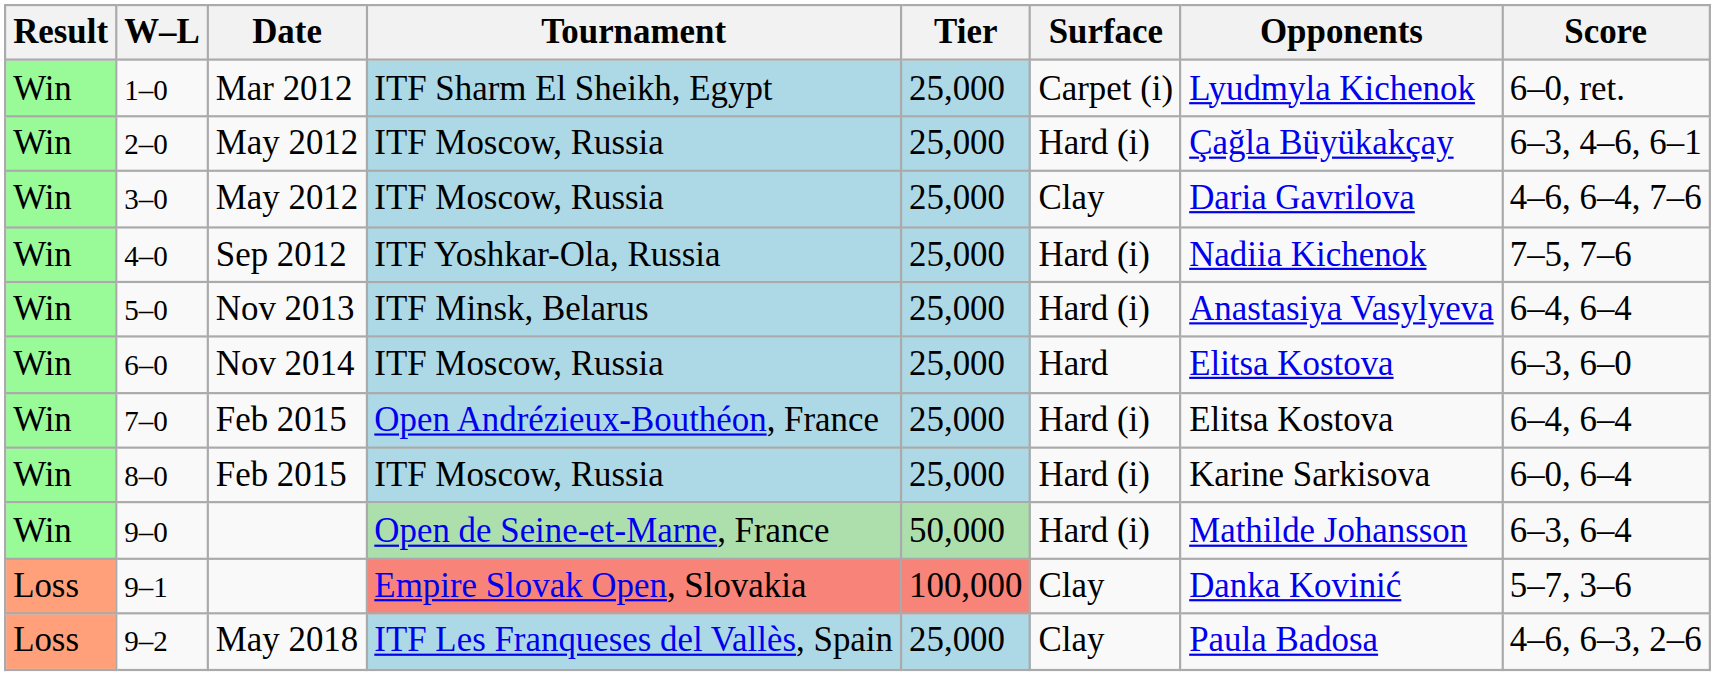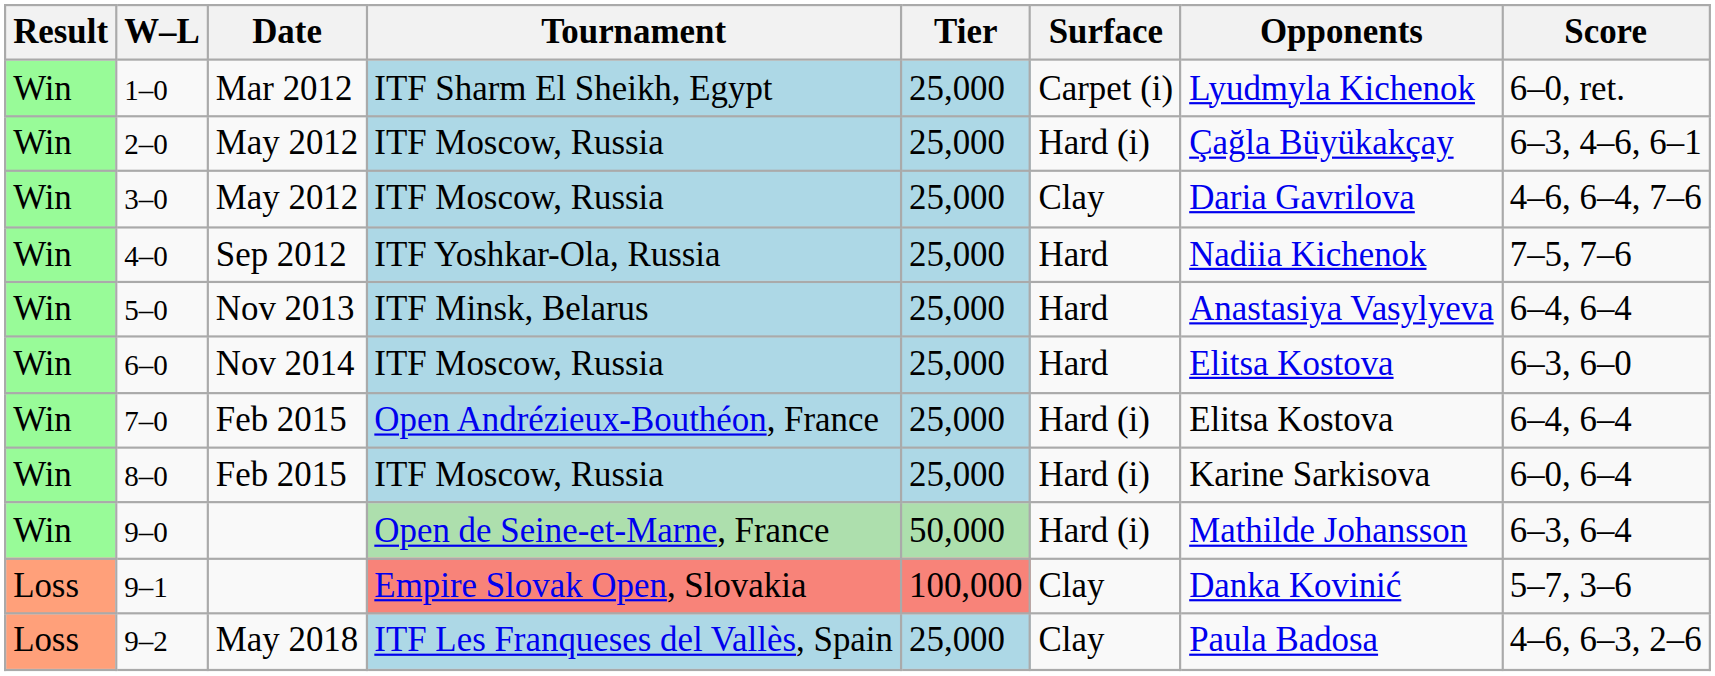(1094, 253) Hard (i) -> (1073, 253) Hard
(1094, 308) Hard (i) -> (1073, 308) Hard
